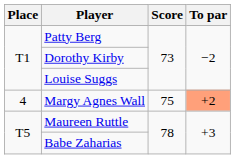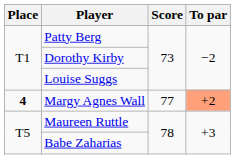(23, 100) normal -> (23, 100) bold
(167, 100) 75 -> (167, 100) 77
